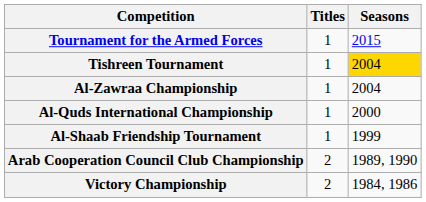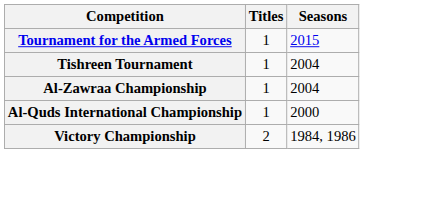(366, 64) gold background -> (305, 64) no background
- row: (156, 137)
- row: (156, 161)
